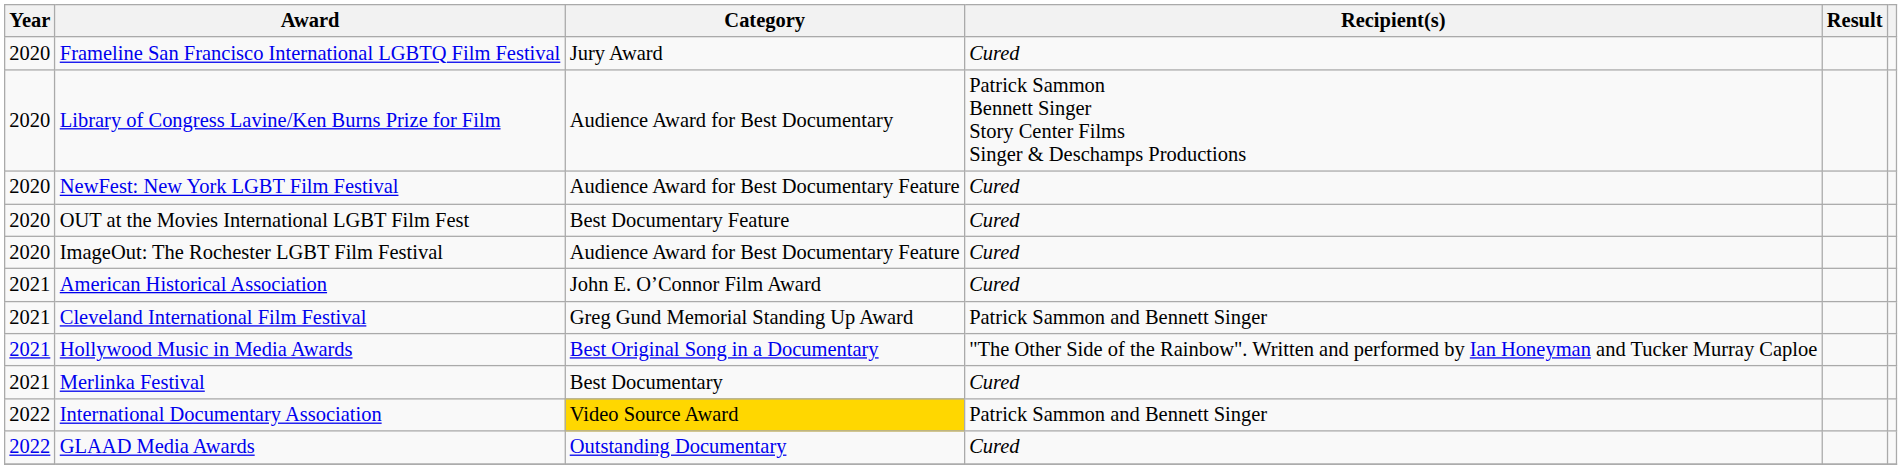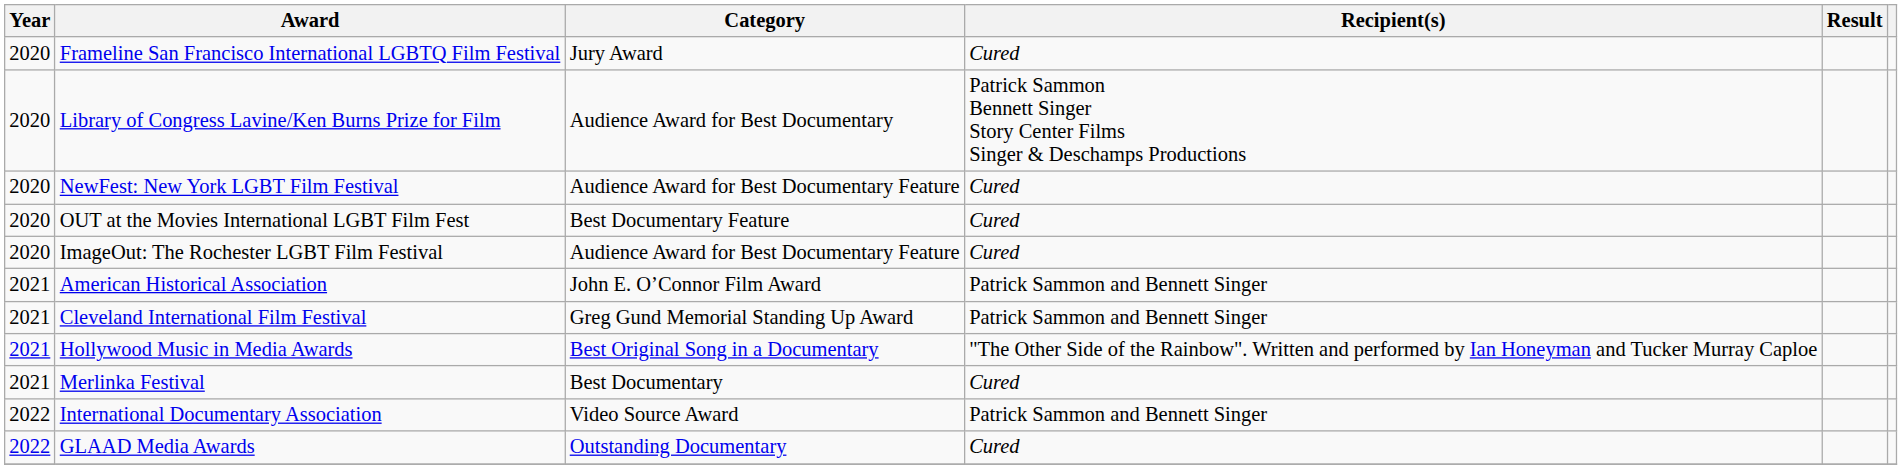(994, 284) Cured -> (1118, 284) Patrick Sammon and Bennett Singer
(654, 414) gold background -> (654, 414) no background
